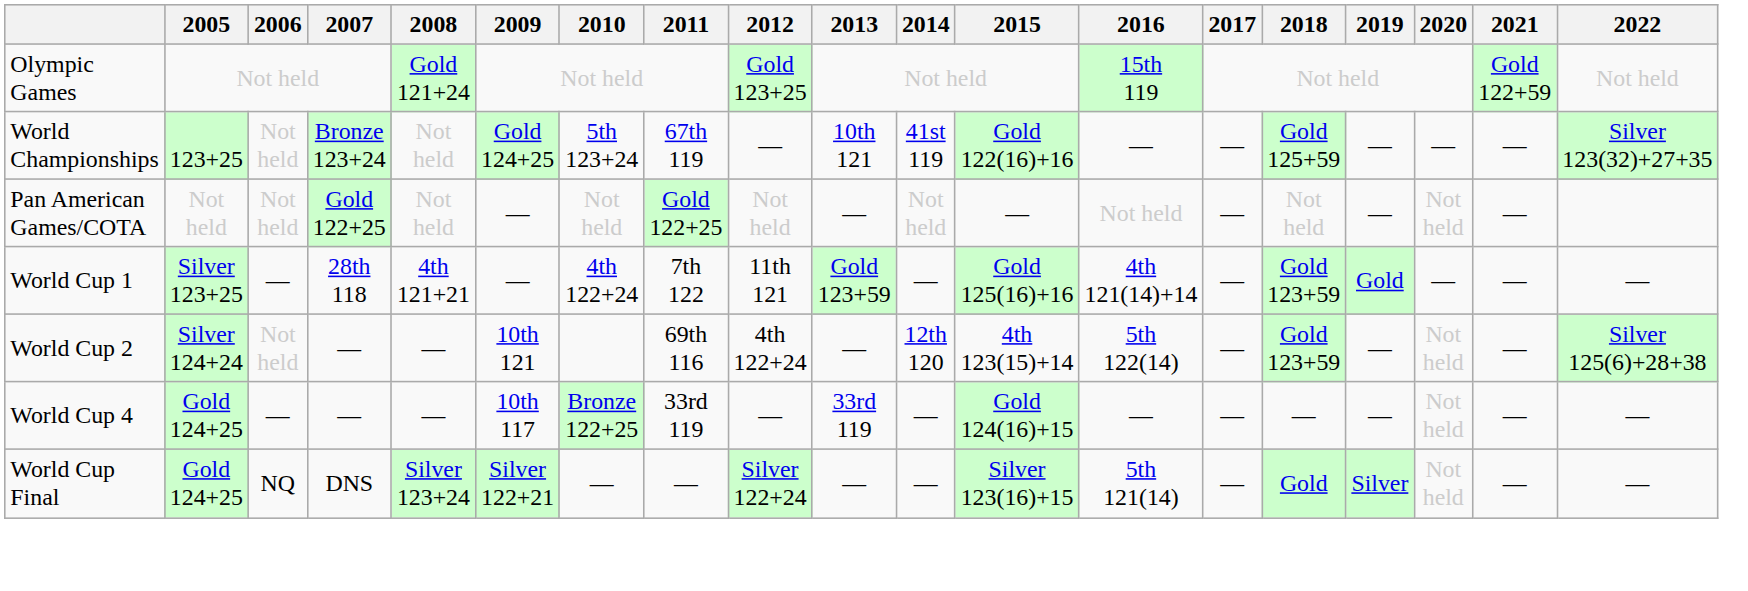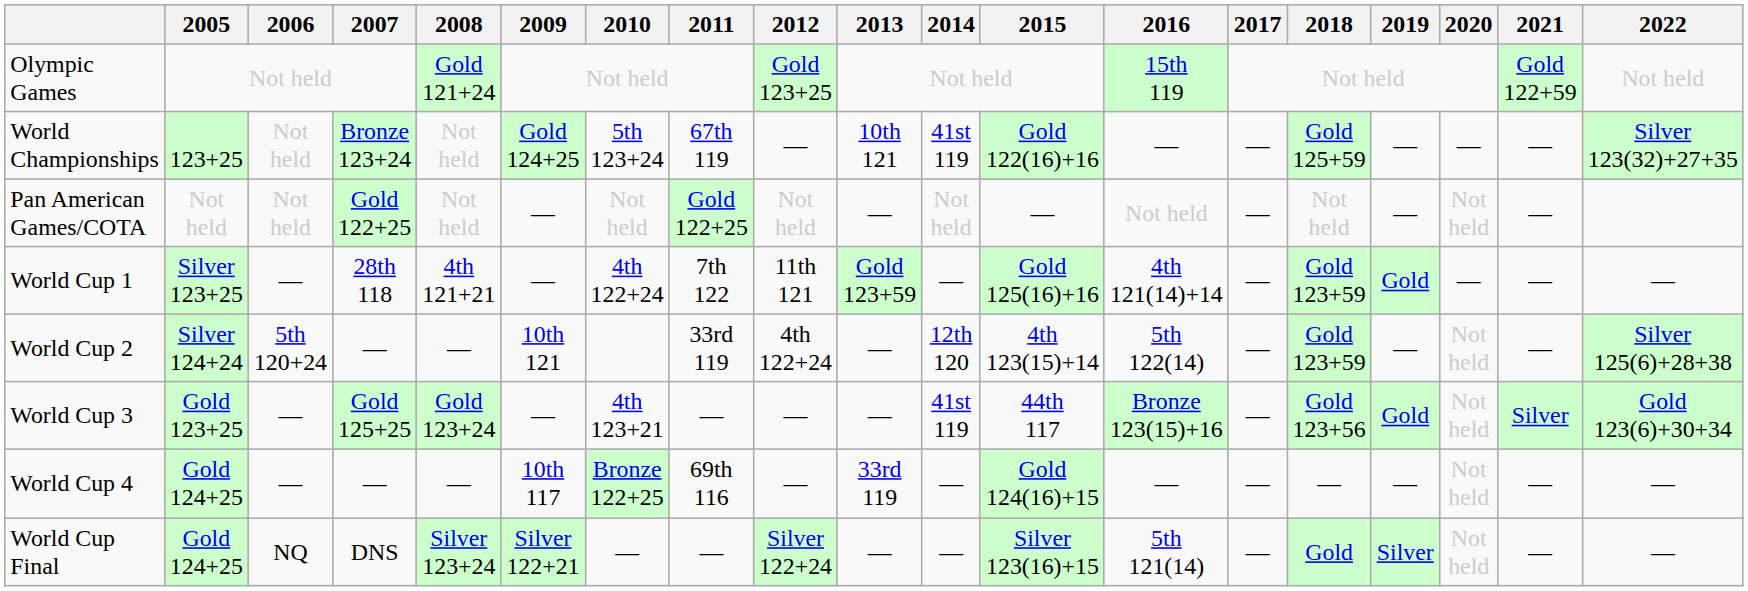(278, 348) Not held -> (290, 348) 5th 120+24
(686, 348) 69th 116 -> (711, 348) 33rd 119
+ row: (72, 415)
(686, 415) 33rd 119 -> (711, 483) 69th 116
